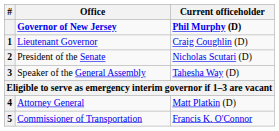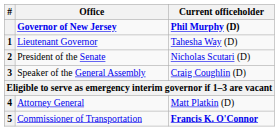(210, 42) Craig Coughlin (D) -> (204, 42) Tahesha Way (D)
(206, 73) Tahesha Way (D) -> (208, 73) Craig Coughlin (D)
(212, 118) normal -> (214, 118) bold
